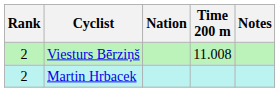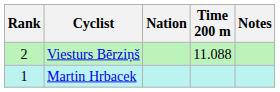(212, 53) 11.008 -> (212, 53) 11.088
(24, 76) 2 -> (24, 76) 1
